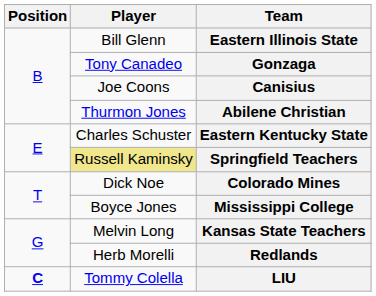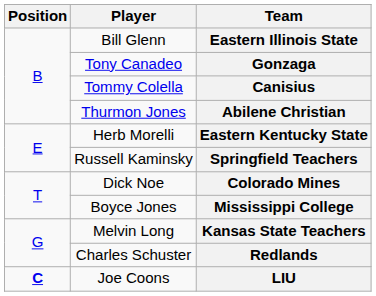(134, 87) Joe Coons -> (134, 87) Tommy Colella
(134, 135) Charles Schuster -> (134, 135) Herb Morelli
(134, 159) khaki background -> (134, 159) no background
(134, 254) Herb Morelli -> (134, 254) Charles Schuster
(134, 278) Tommy Colella -> (134, 278) Joe Coons
